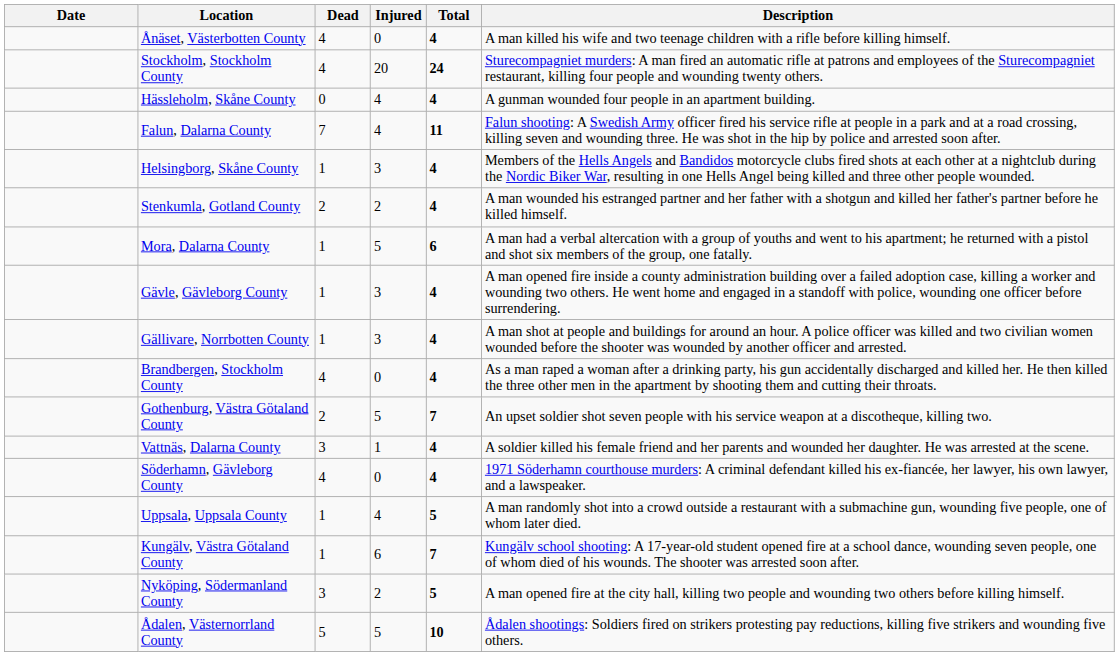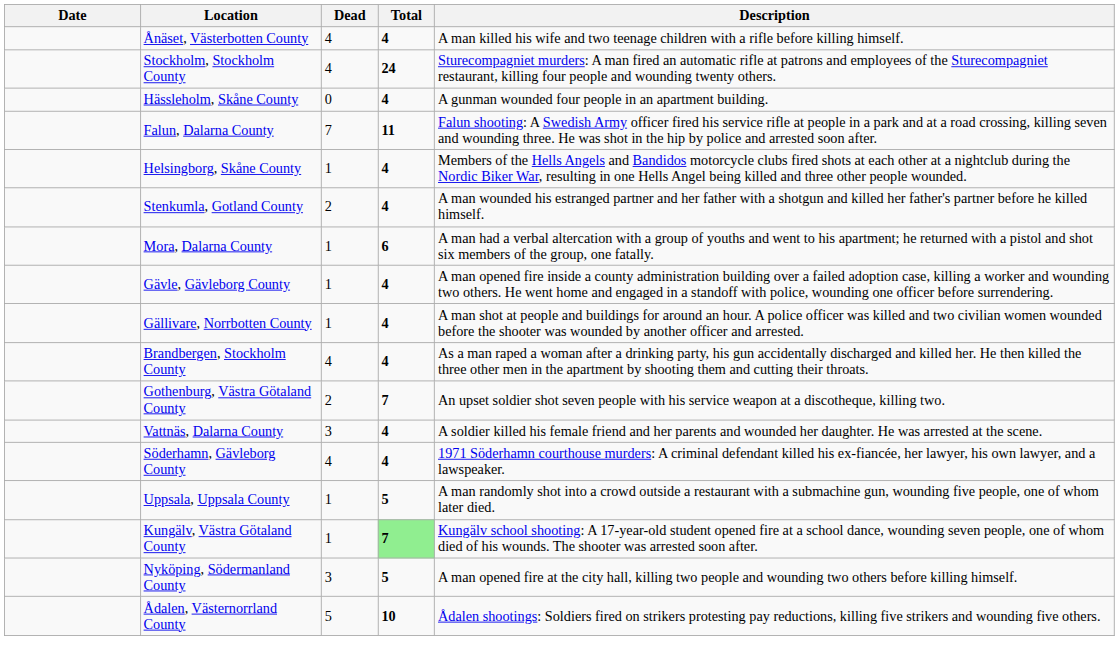- column: (398, 15)
(433, 554) no background -> (385, 538) lightgreen background
